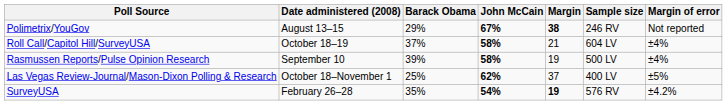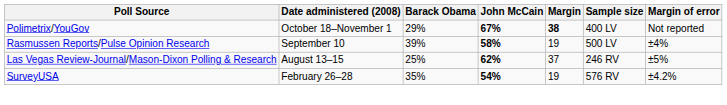(312, 28) August 13–15 -> (337, 28) October 18–November 1
(602, 28) 246 RV -> (601, 28) 400 LV
- row: (78, 44)
(337, 76) October 18–November 1 -> (312, 60) August 13–15
(601, 76) 400 LV -> (602, 60) 246 RV
(554, 92) bold -> (554, 76) normal
